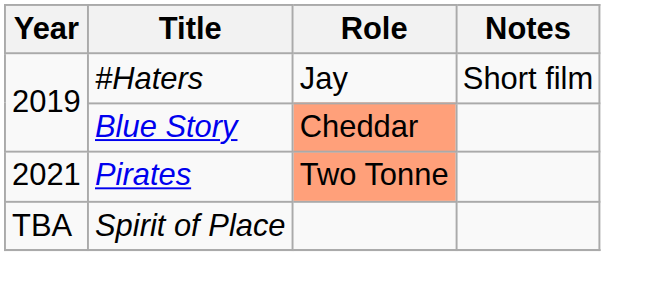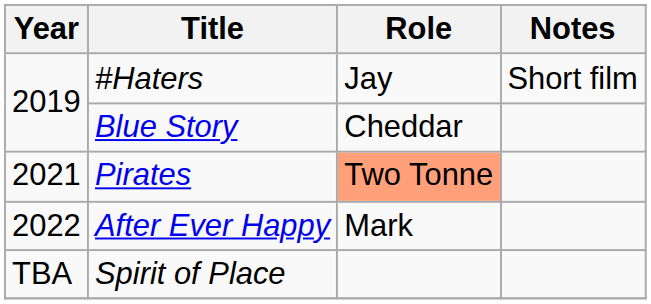(359, 126) lightsalmon background -> (404, 126) no background
+ row: (213, 224)
